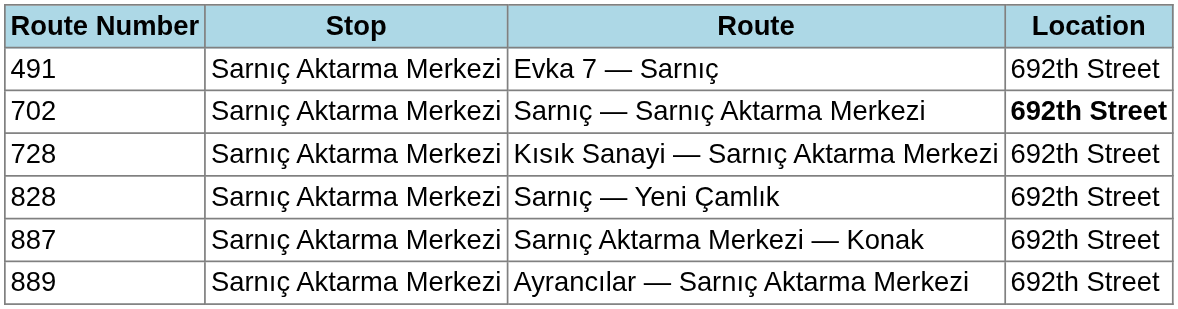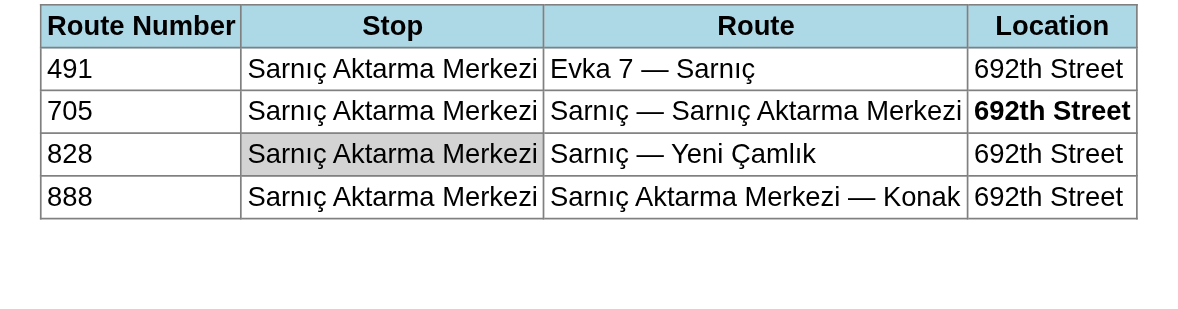(33, 111) 702 -> (70, 111) 705
- row: (756, 154)
(356, 196) no background -> (393, 154) lightgrey background
(33, 239) 887 -> (70, 196) 888
- row: (741, 282)
